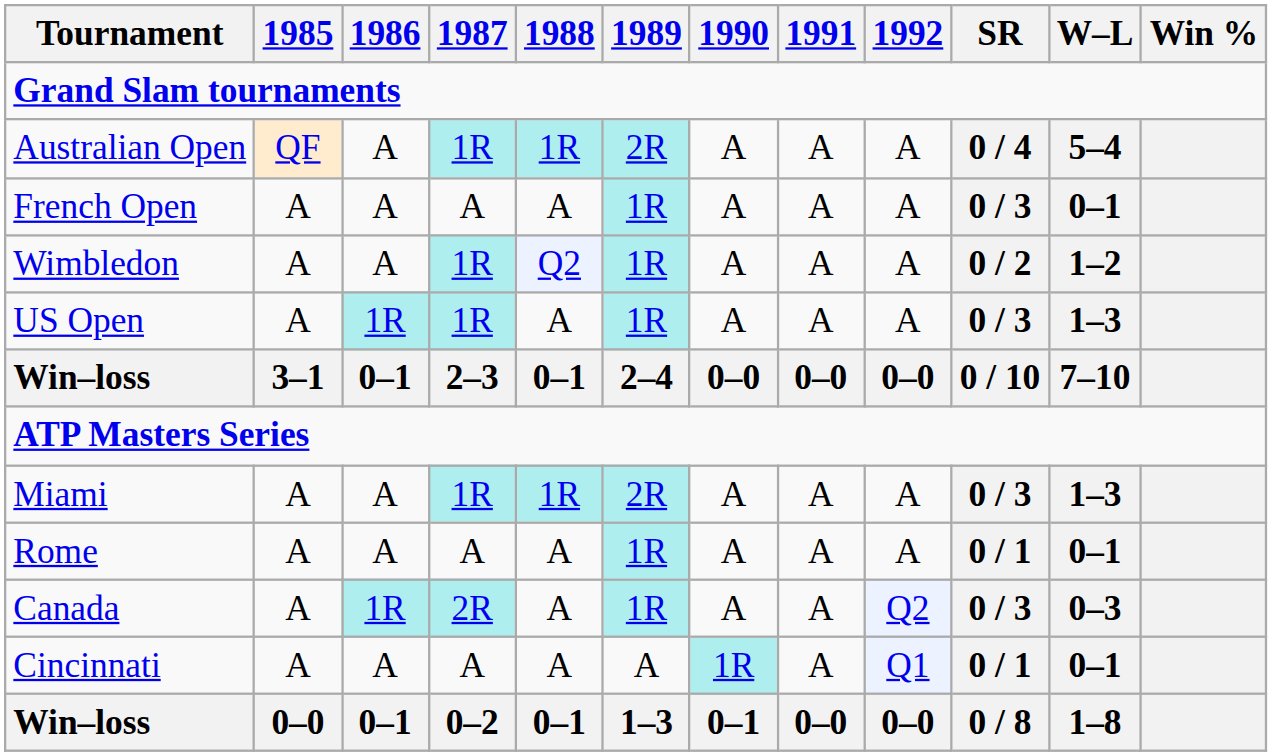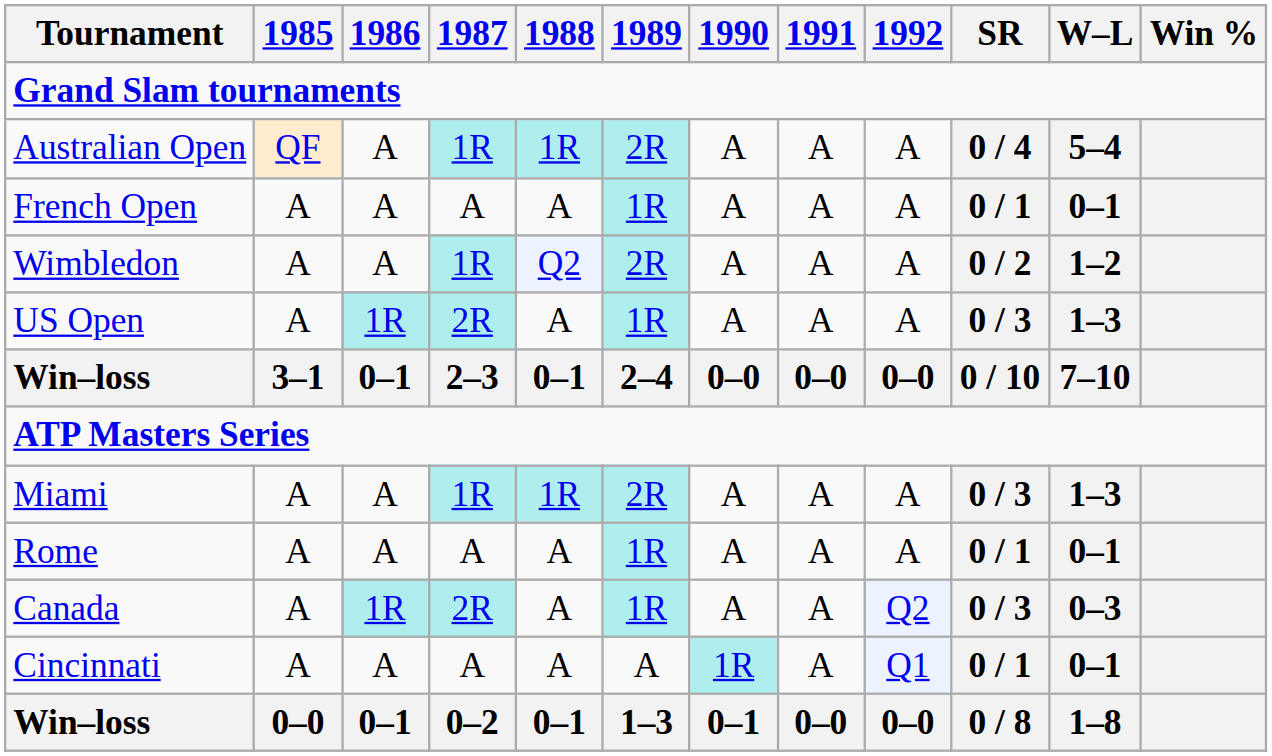(1000, 205) 0 / 3 -> (1000, 205) 0 / 1
(646, 262) 1R -> (646, 262) 2R
(472, 319) 1R -> (472, 319) 2R
